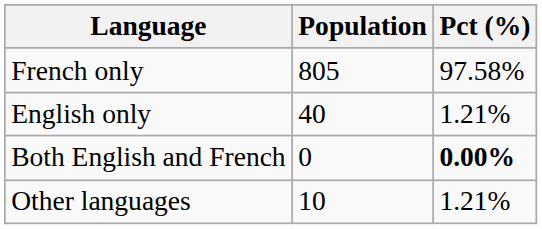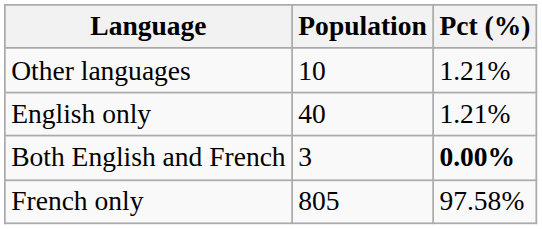rows swapped: (77, 69) <-> (101, 200)
(305, 157) 0 -> (305, 157) 3
